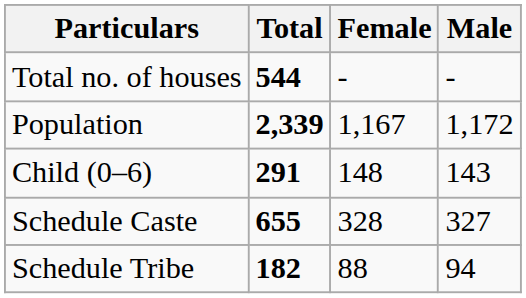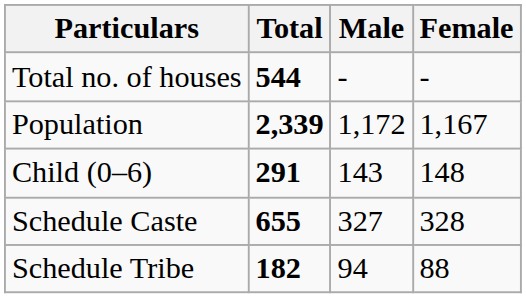columns swapped: (480, 28) <-> (385, 28)
